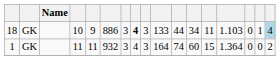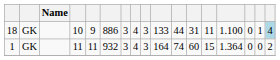(136, 30) bold -> (136, 30) normal
(194, 30) 34 -> (194, 30) 31
(231, 30) 1.103 -> (231, 30) 1.100
